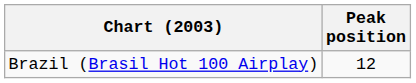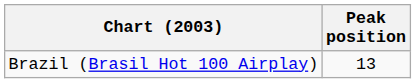(366, 65) 12 -> (366, 65) 13
